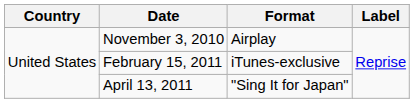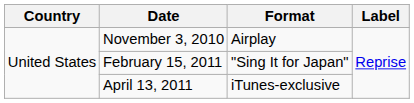(285, 62) iTunes-exclusive -> (290, 62) "Sing It for Japan"
(290, 86) "Sing It for Japan" -> (285, 86) iTunes-exclusive
